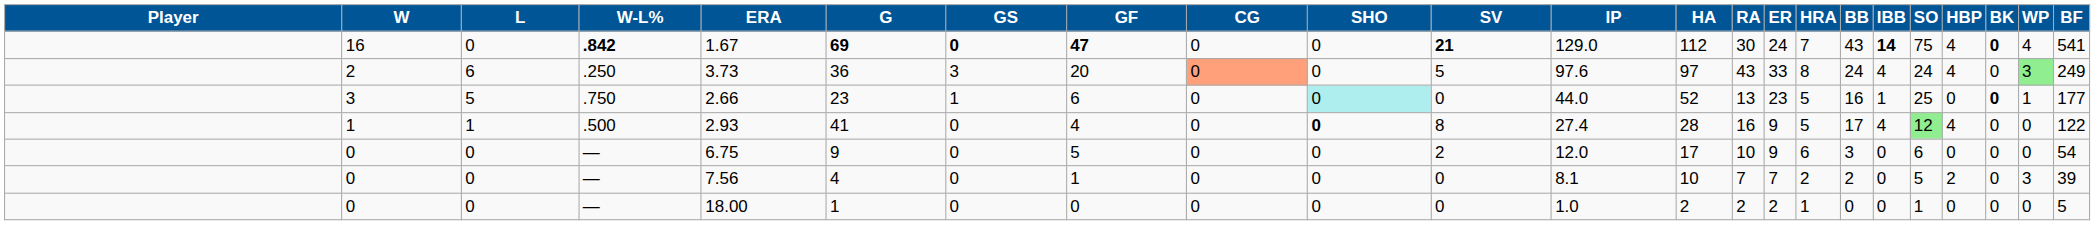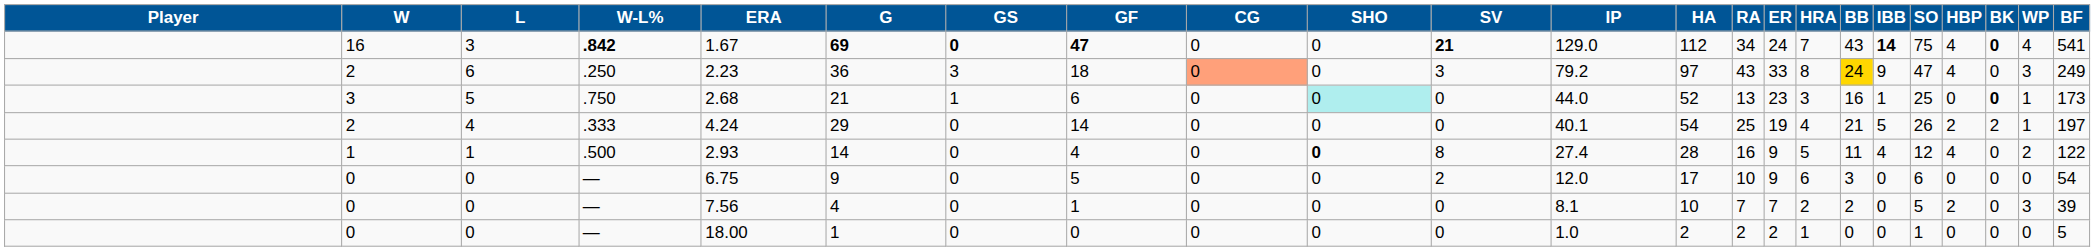(470, 44) 0 -> (470, 44) 3
(1746, 44) 30 -> (1746, 44) 34
(722, 71) 3.73 -> (722, 71) 2.23
(1080, 71) 20 -> (1080, 71) 18
(1440, 71) 5 -> (1440, 71) 3
(1572, 71) 97.6 -> (1572, 71) 79.2
(1854, 71) no background -> (1854, 71) gold background
(1882, 71) 4 -> (1882, 71) 9
(1923, 71) 24 -> (1923, 71) 47
(2027, 71) lightgreen background -> (2027, 71) no background
(722, 98) 2.66 -> (722, 98) 2.68
(839, 98) 23 -> (839, 98) 21
(1805, 98) 5 -> (1805, 98) 3
(2071, 98) 177 -> (2071, 98) 173
+ row: (351, 125)
(839, 125) 41 -> (839, 152) 14
(1854, 125) 17 -> (1853, 152) 11
(1923, 125) lightgreen background -> (1923, 152) no background
(2027, 125) 0 -> (2027, 152) 2
